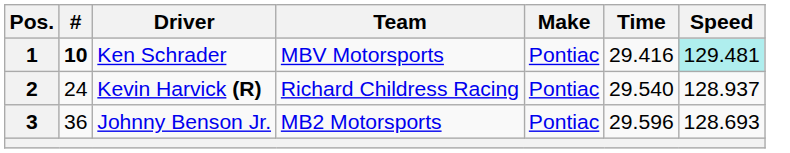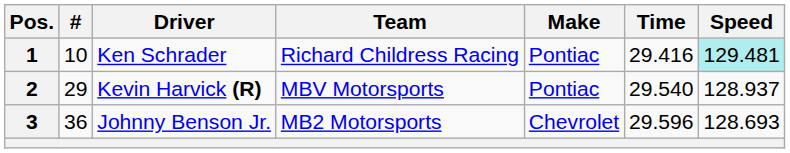(76, 55) bold -> (76, 55) normal
(362, 55) MBV Motorsports -> (400, 55) Richard Childress Racing
(76, 88) 24 -> (76, 88) 29
(400, 88) Richard Childress Racing -> (362, 88) MBV Motorsports
(564, 122) Pontiac -> (574, 122) Chevrolet
